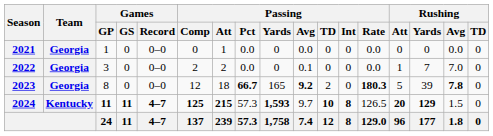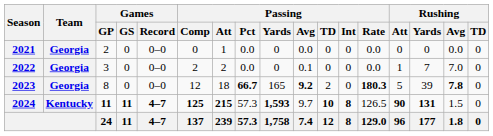(106, 49) 1 -> (106, 49) 2
(400, 103) 20 -> (400, 103) 90
(427, 103) 129 -> (427, 103) 131
